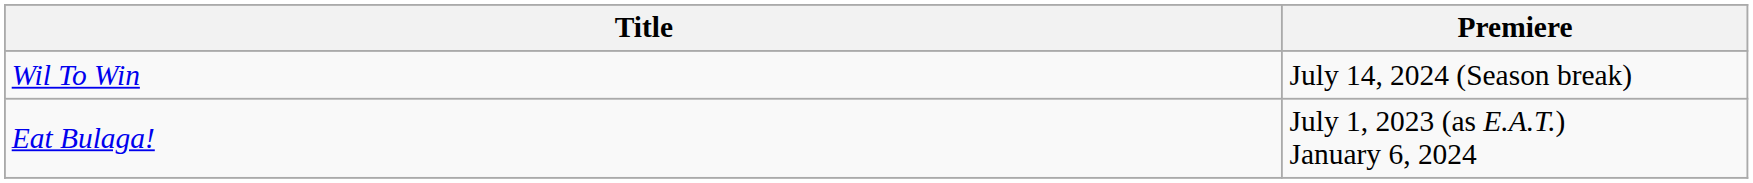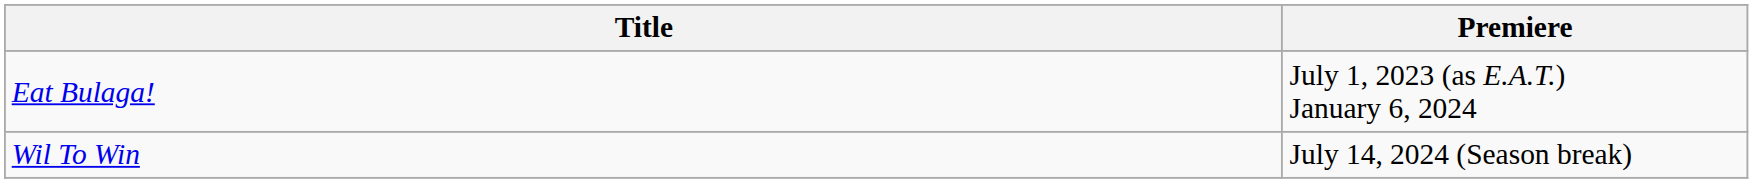rows swapped: (83, 137) <-> (76, 74)
